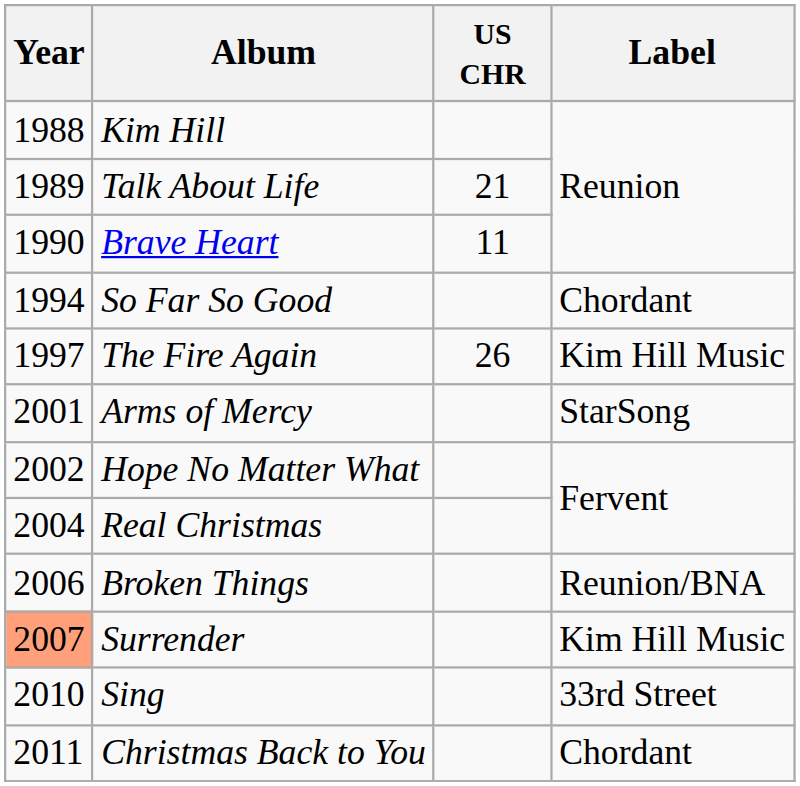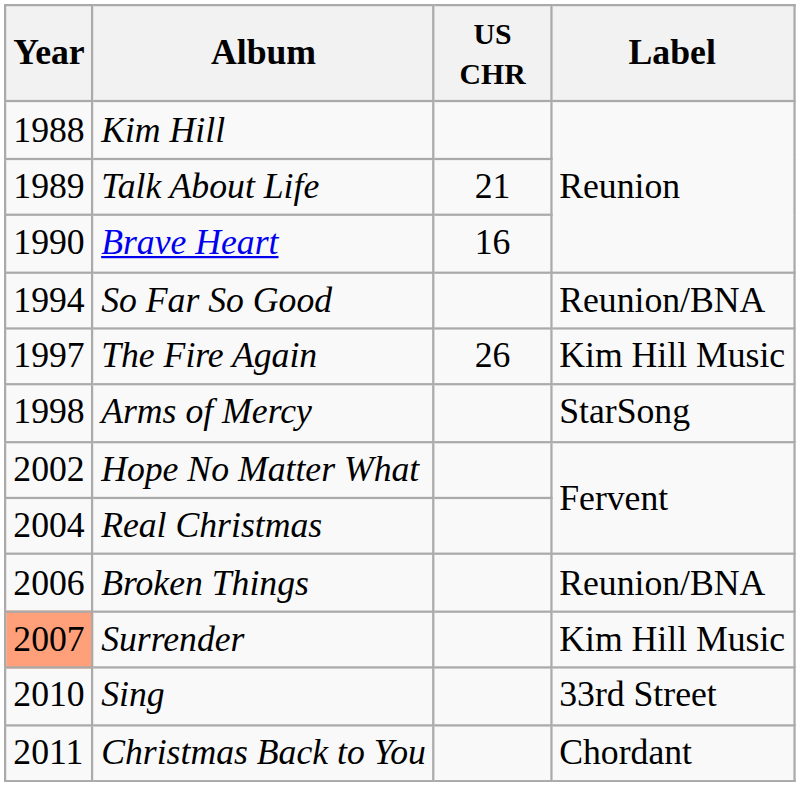(493, 242) 11 -> (493, 242) 16
(626, 299) Chordant -> (662, 299) Reunion/BNA
(49, 412) 2001 -> (49, 412) 1998
